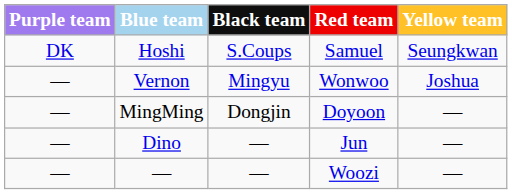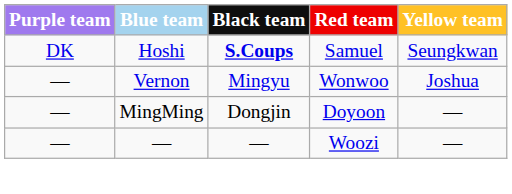(259, 50) normal -> (259, 50) bold
- row: (162, 142)
